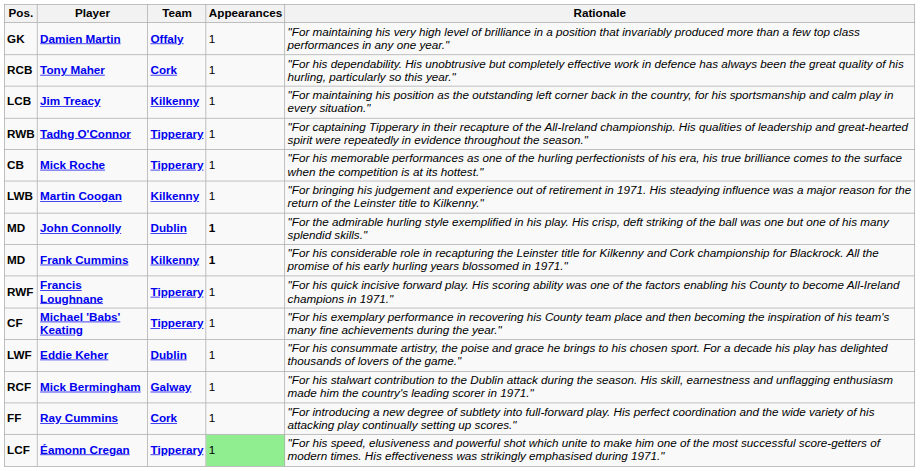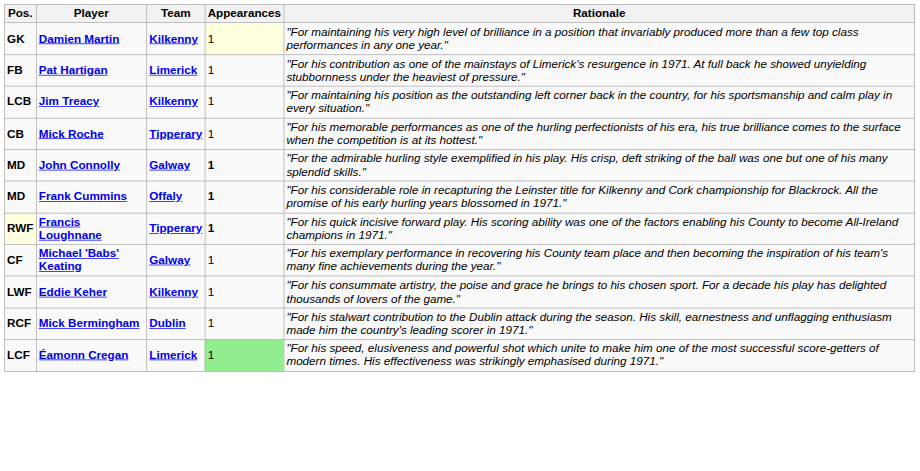(167, 38) Offaly -> (174, 38) Kilkenny
(212, 38) no background -> (211, 38) lightyellow background
- row: (72, 70)
+ row: (73, 70)
- row: (86, 133)
- row: (81, 197)
(169, 228) Dublin -> (170, 165) Galway
(175, 260) Kilkenny -> (166, 197) Offaly
(20, 292) no background -> (20, 228) lightyellow background
(212, 292) normal -> (211, 228) bold
(177, 323) Tipperary -> (170, 260) Galway
(169, 355) Dublin -> (174, 292) Kilkenny
(171, 387) Galway -> (167, 323) Dublin
- row: (79, 418)
(177, 450) Tipperary -> (173, 355) Limerick
